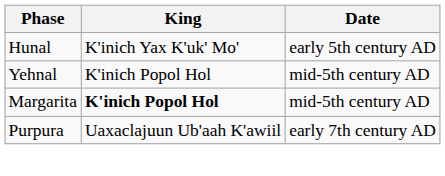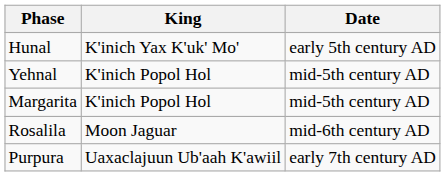(152, 102) bold -> (148, 102) normal
+ row: (37, 129)
